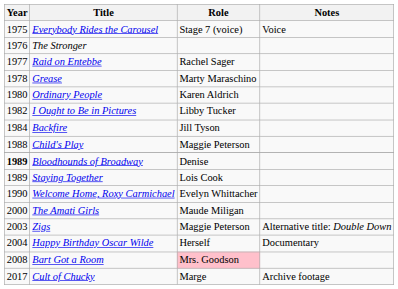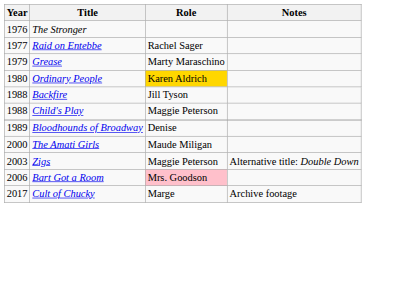- row: (95, 29)
(17, 78) 1978 -> (17, 62) 1979
(209, 95) no background -> (177, 78) gold background
- row: (84, 111)
(17, 128) 1984 -> (17, 95) 1988
(17, 161) bold -> (17, 128) normal
- row: (68, 177)
- row: (103, 194)
- row: (93, 243)
(17, 260) 2008 -> (17, 177) 2006
